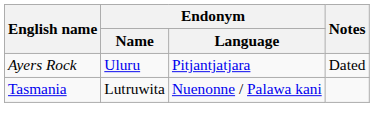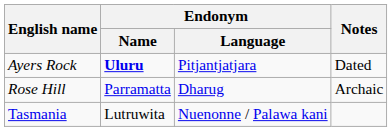(122, 65) normal -> (124, 65) bold
+ row: (37, 89)
